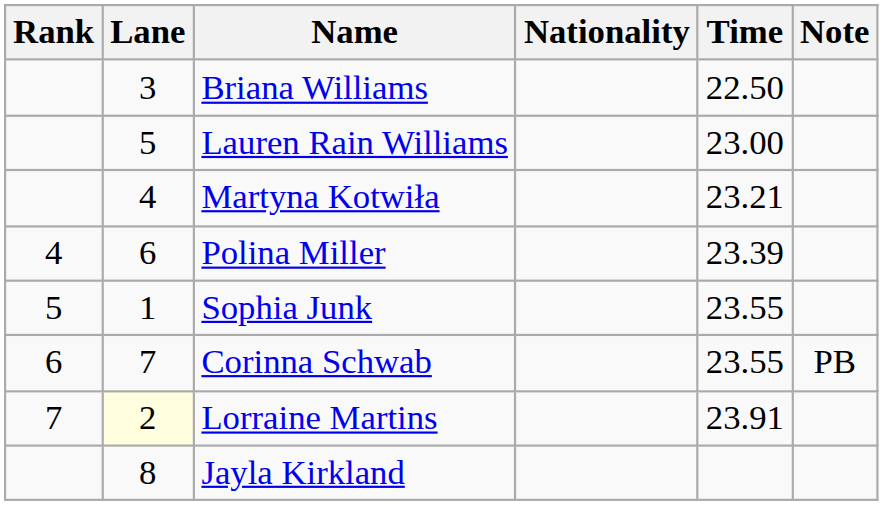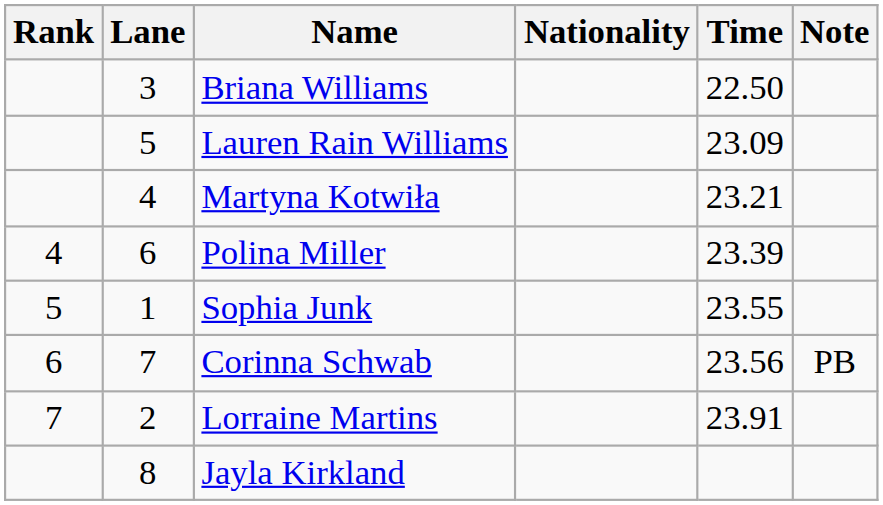(745, 142) 23.00 -> (745, 142) 23.09
(745, 362) 23.55 -> (745, 362) 23.56
(148, 417) lightyellow background -> (148, 417) no background
